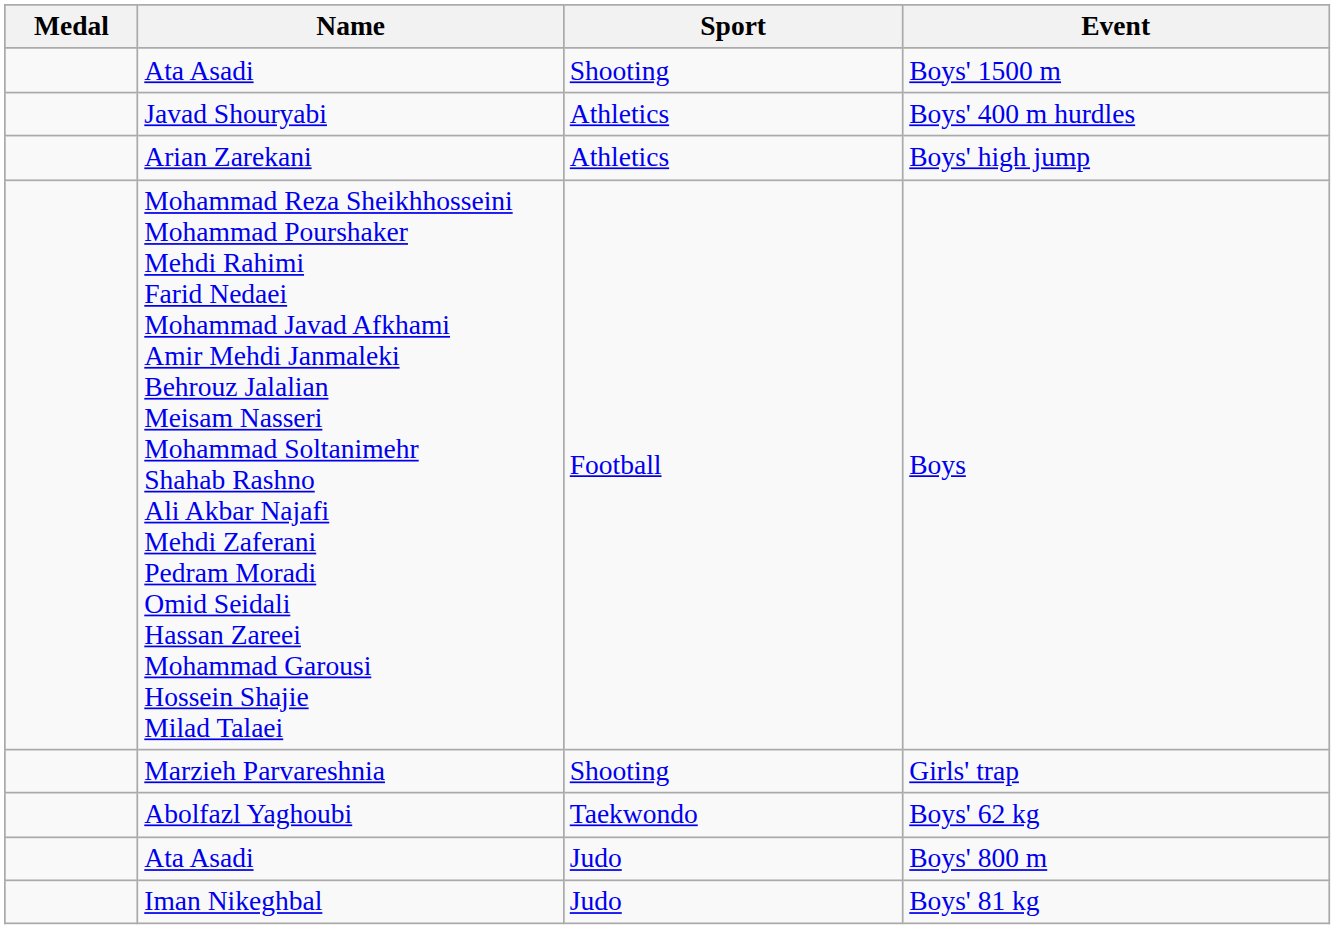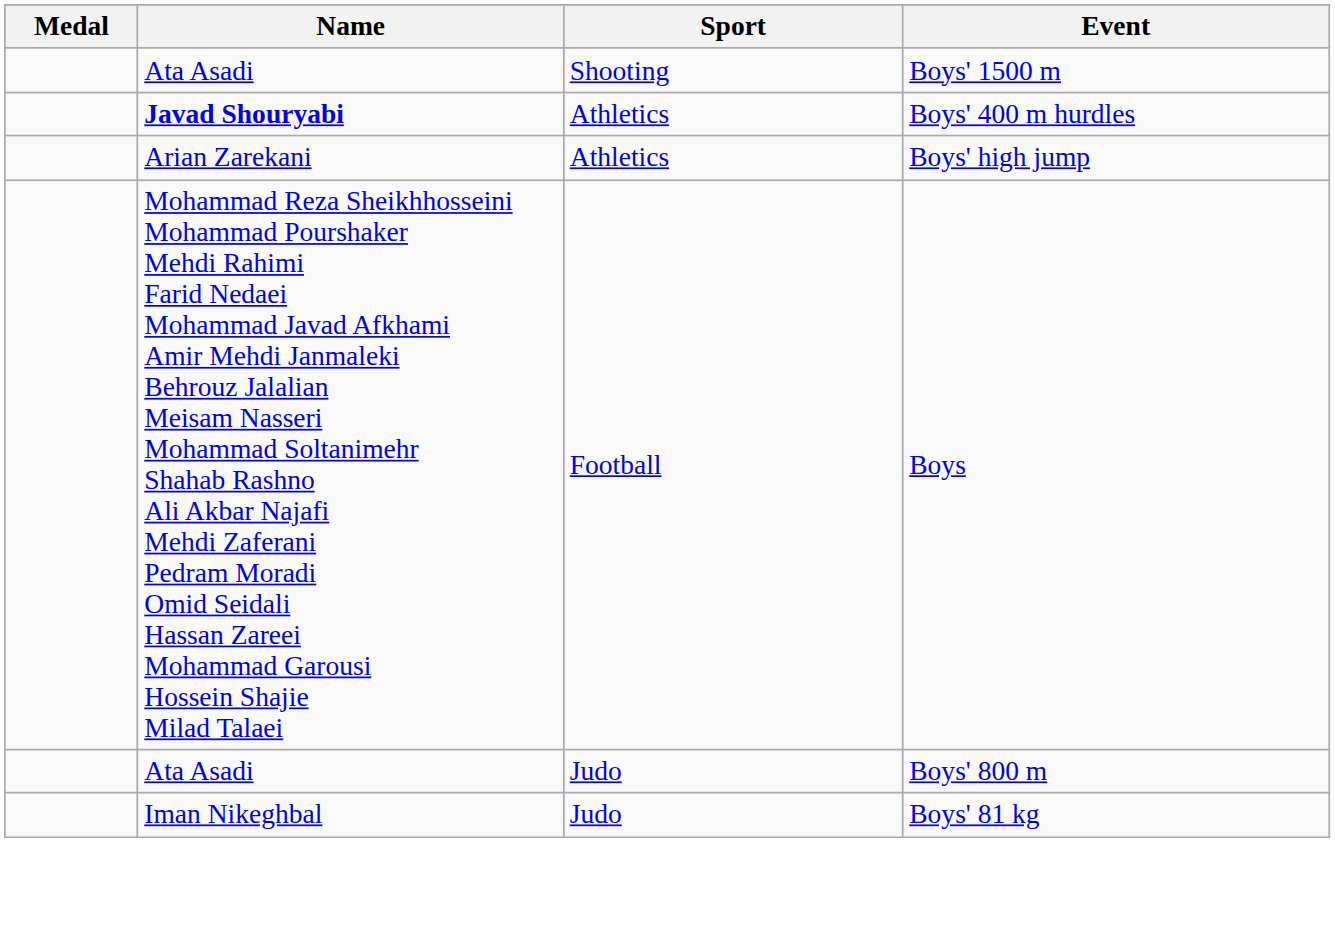(236, 113) normal -> (244, 113) bold
- row: (964, 770)
- row: (974, 814)
